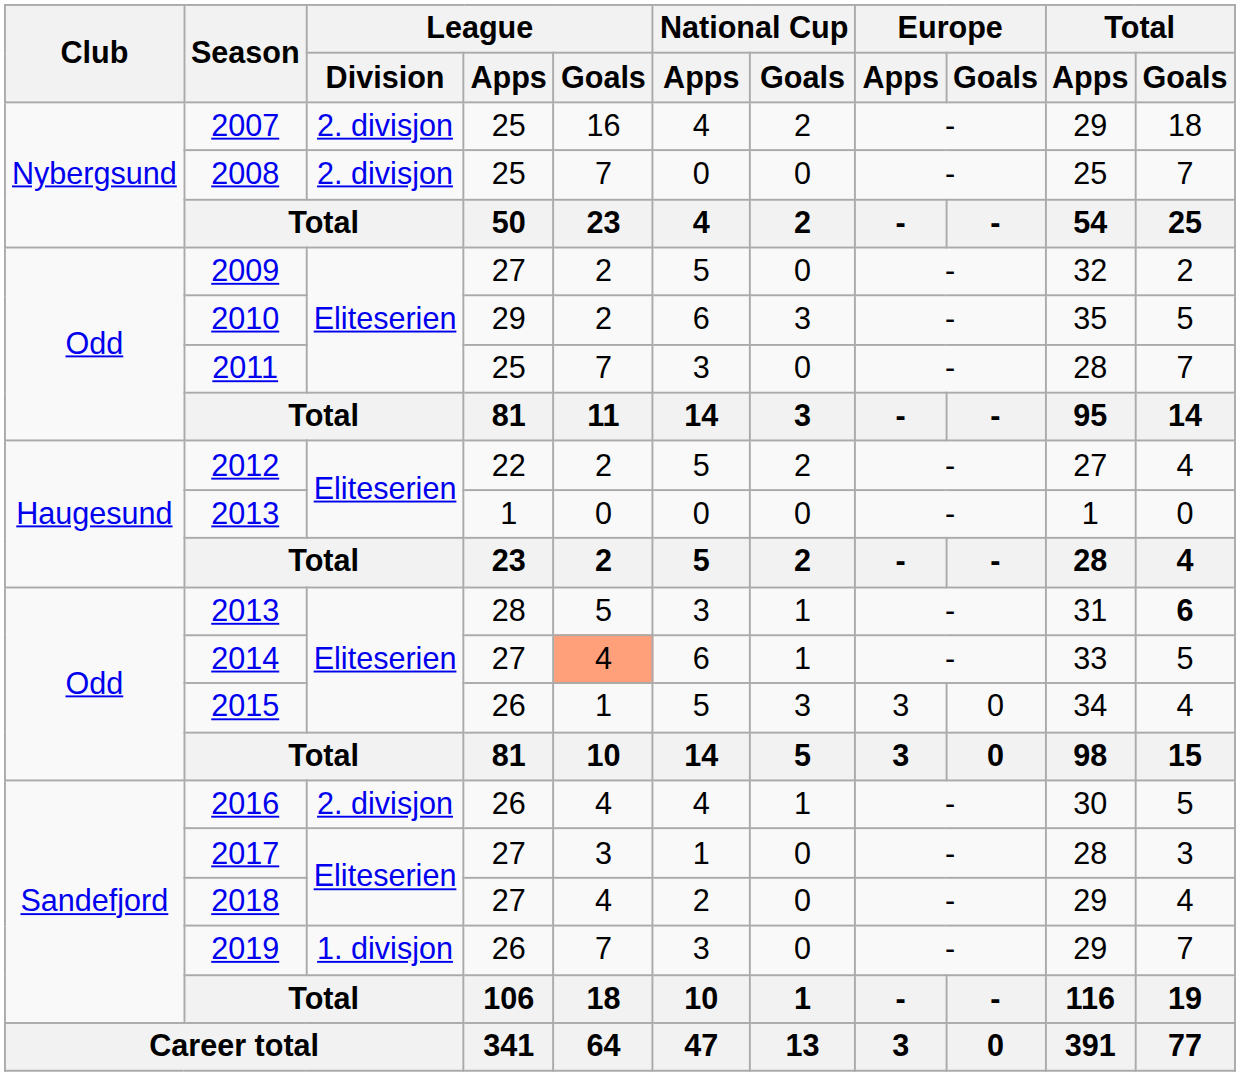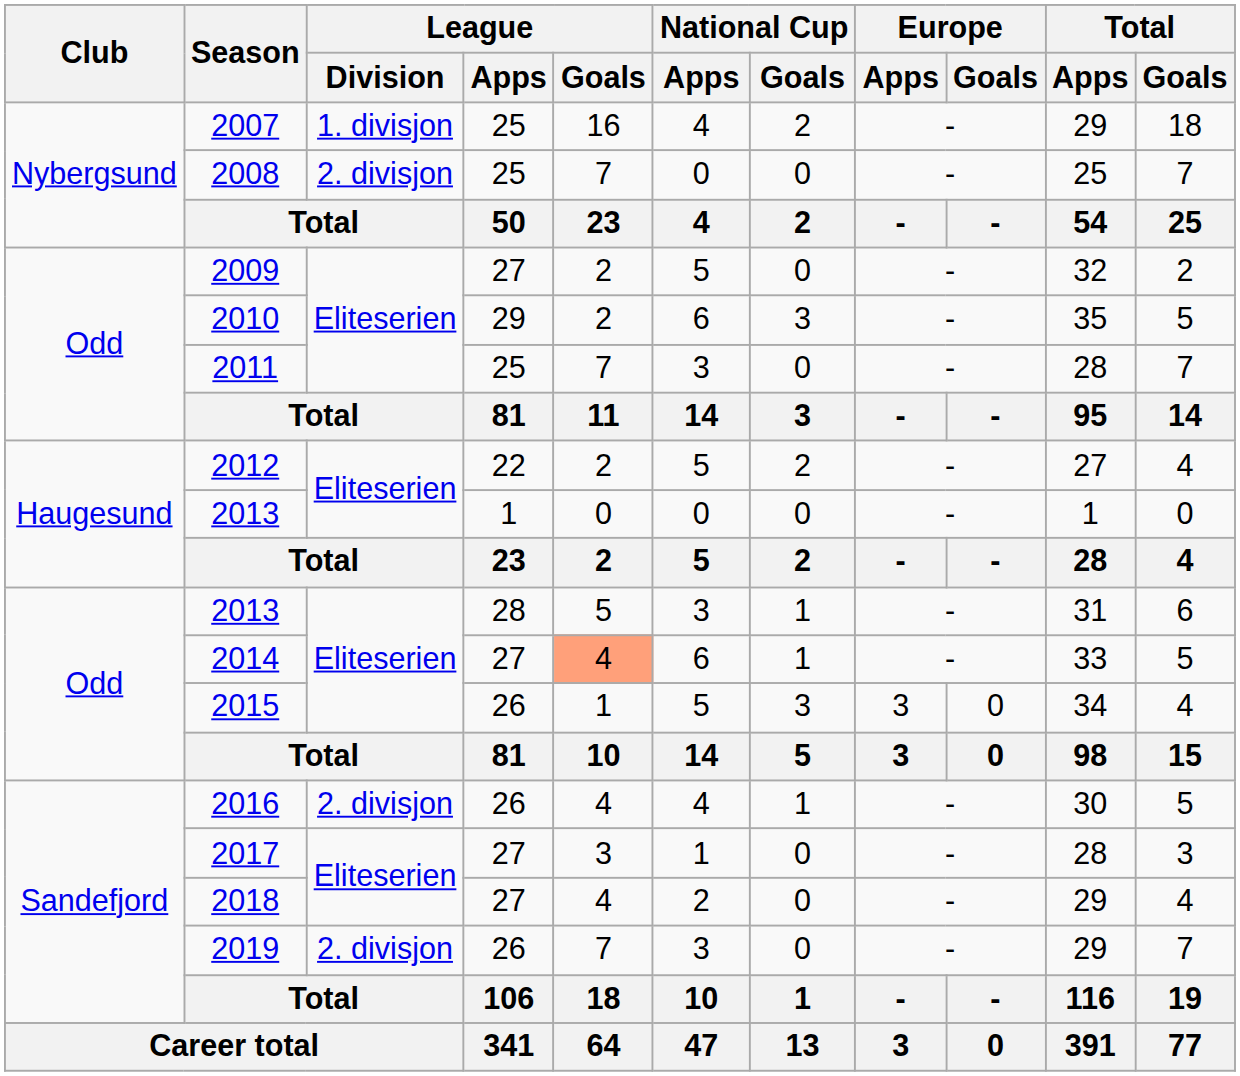(385, 125) 2. divisjon -> (385, 125) 1. divisjon
(1185, 610) bold -> (1185, 610) normal
(385, 949) 1. divisjon -> (385, 949) 2. divisjon
